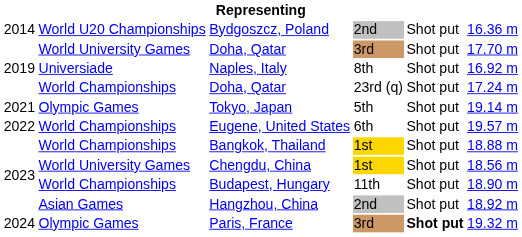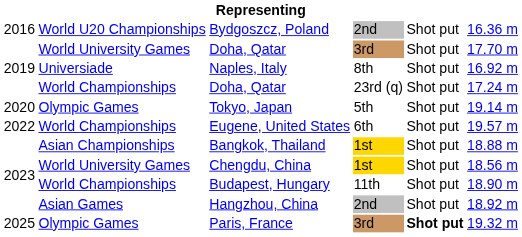(19, 29) 2014 -> (19, 29) 2016
(19, 107) 2021 -> (19, 107) 2020
(107, 146) World Championships -> (107, 146) Asian Championships
(19, 223) 2024 -> (19, 223) 2025
